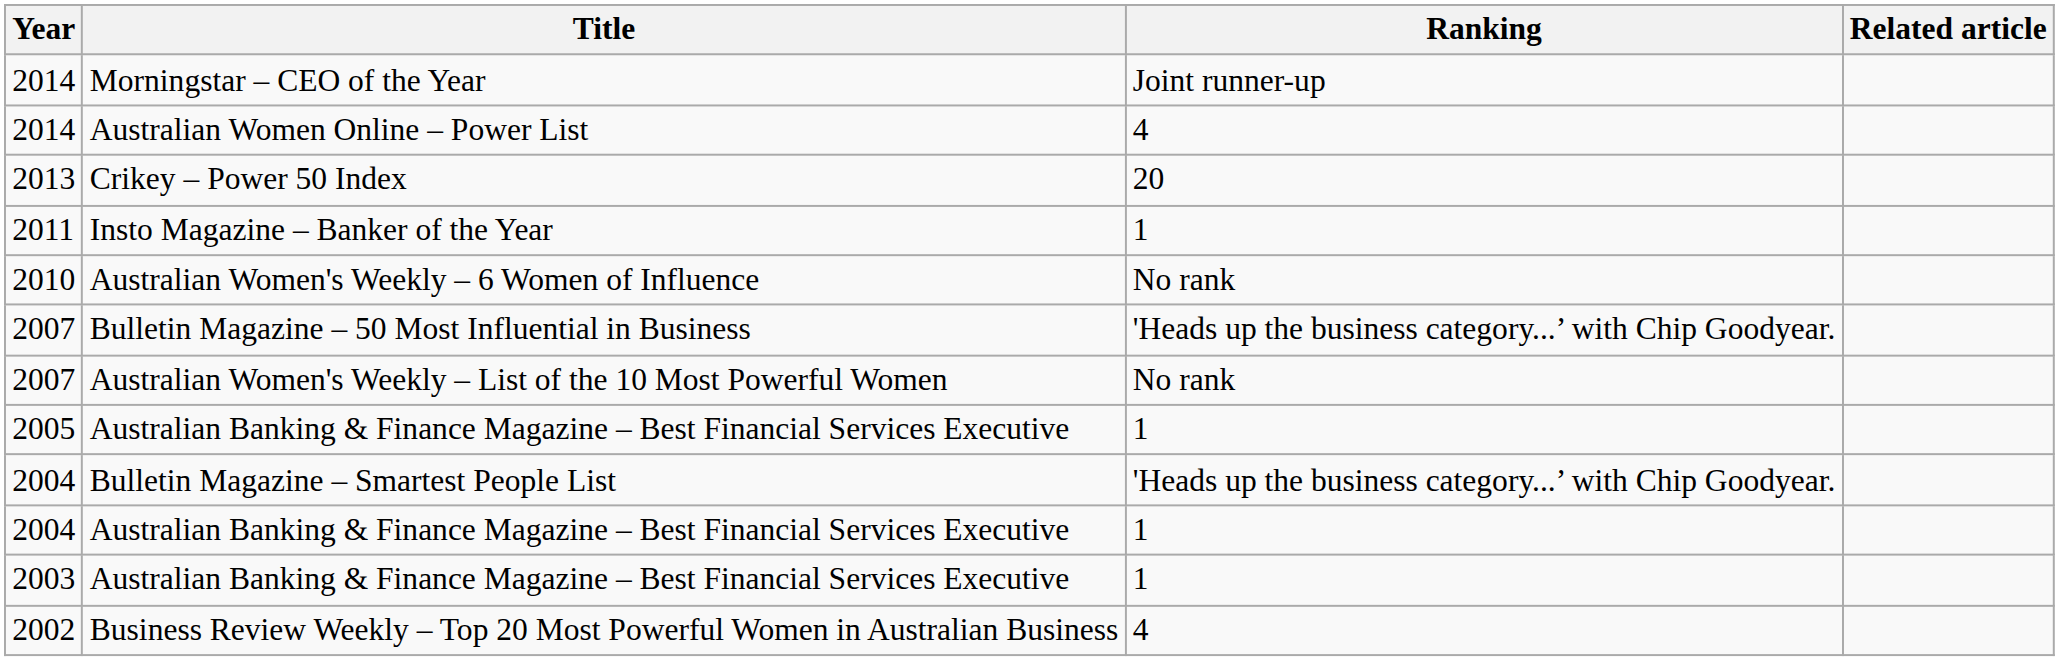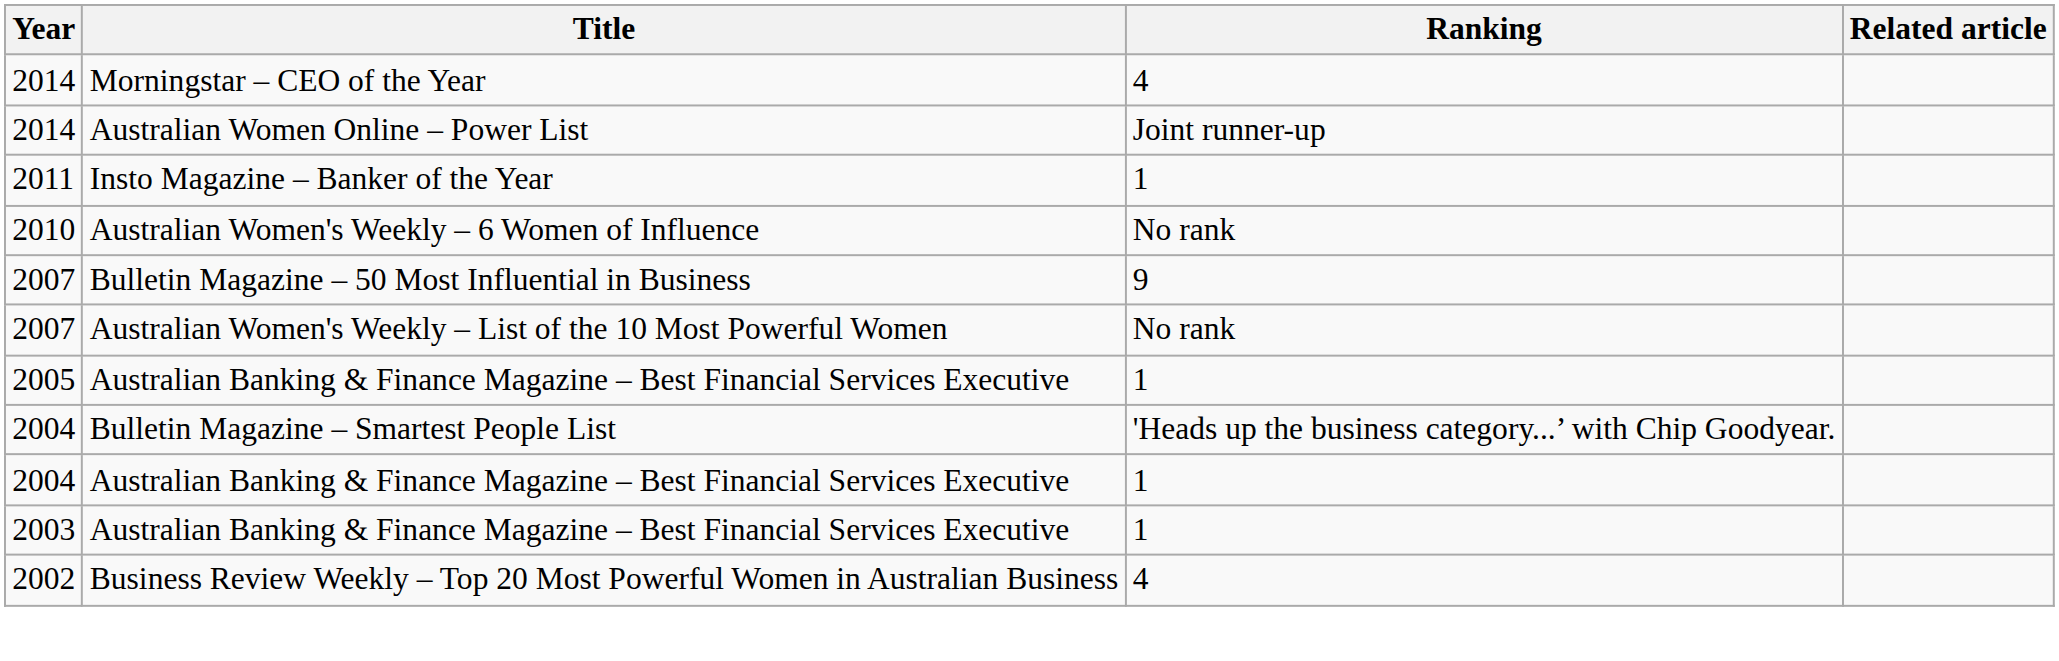(1229, 79) Joint runner-up -> (1141, 79) 4
(1141, 129) 4 -> (1229, 129) Joint runner-up
- row: (44, 179)
(1484, 329) 'Heads up the business category...’ with Chip Goodyear. -> (1141, 279) 9
